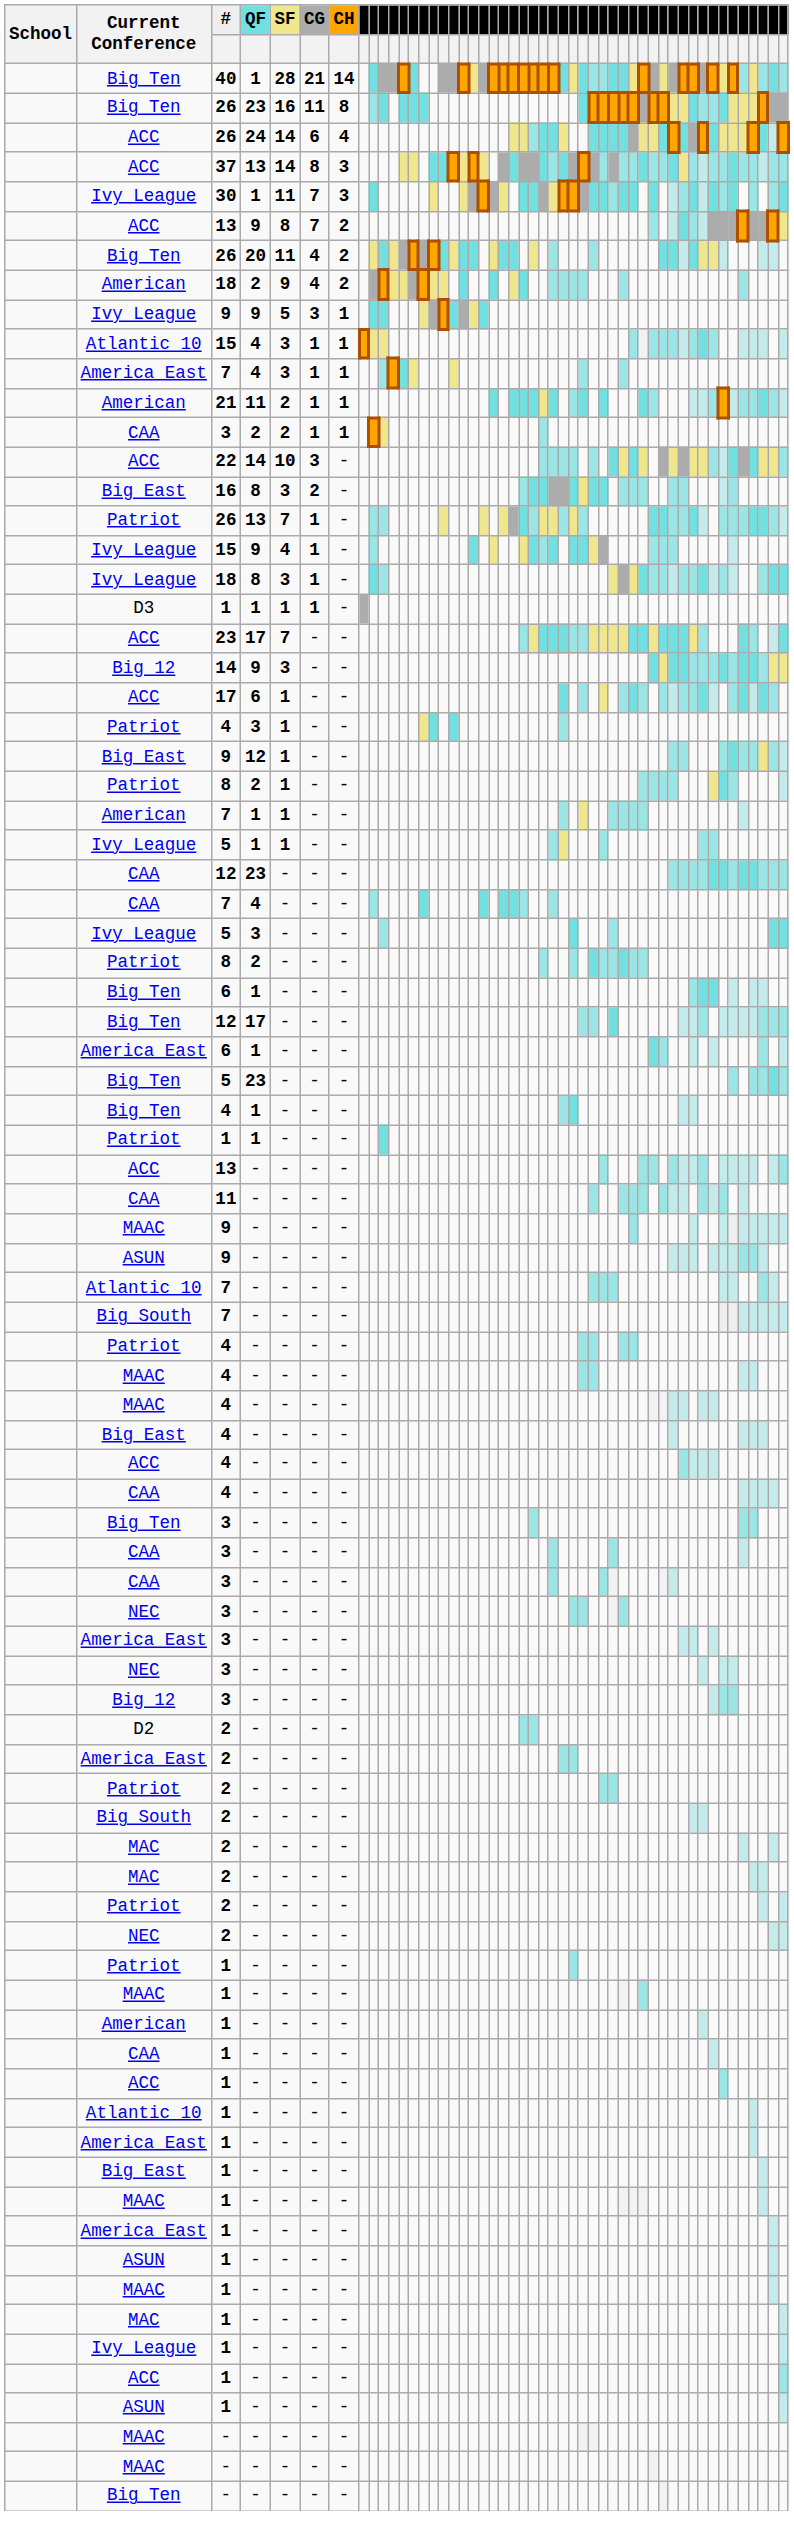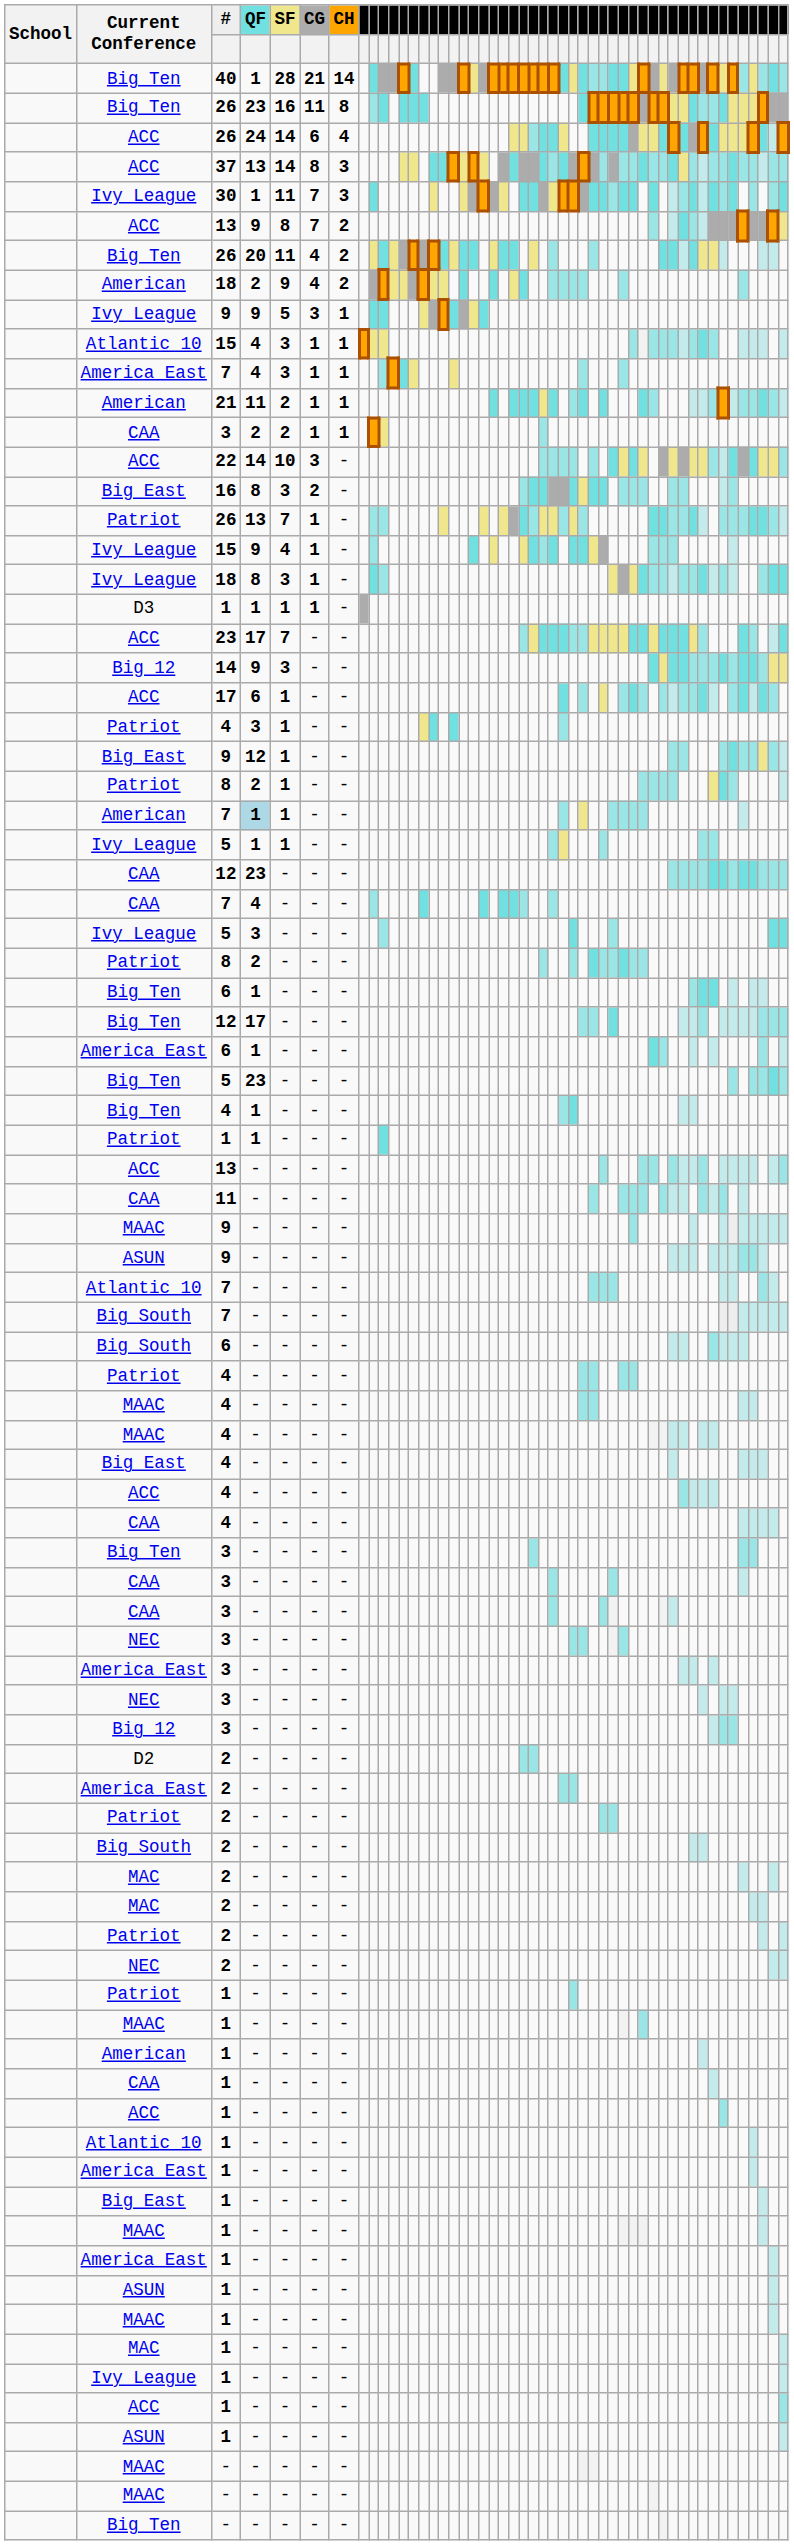(255, 815) no background -> (255, 815) lightblue background
+ row: (144, 1346)
